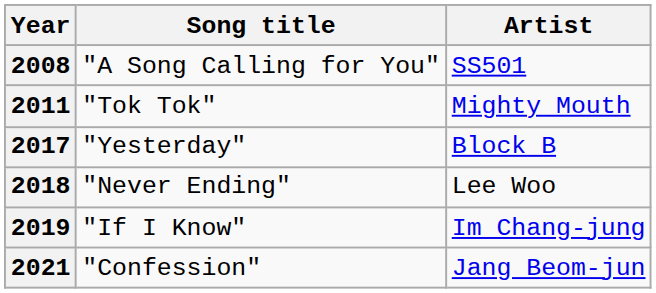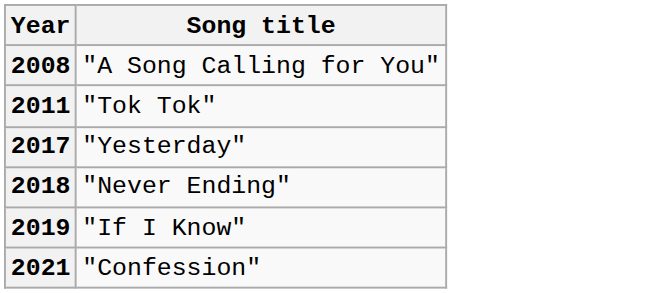- column: (549, 25)
